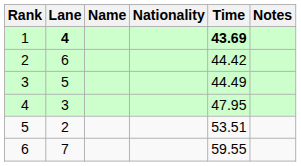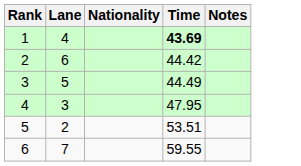- column: (107, 15)
(65, 37) bold -> (65, 37) normal
